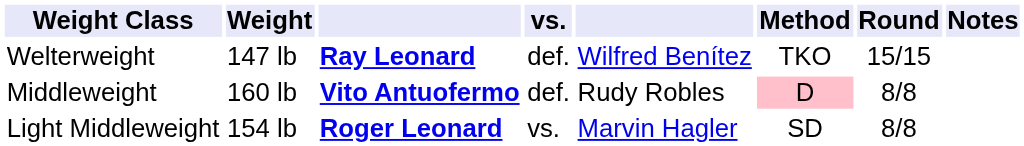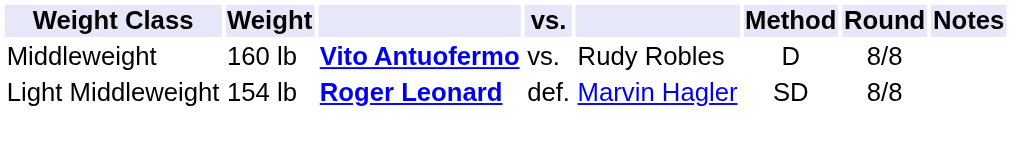- row: (81, 57)
(549, 93) def. -> (544, 57) vs.
(805, 93) pink background -> (791, 57) no background
(544, 129) vs. -> (549, 93) def.
